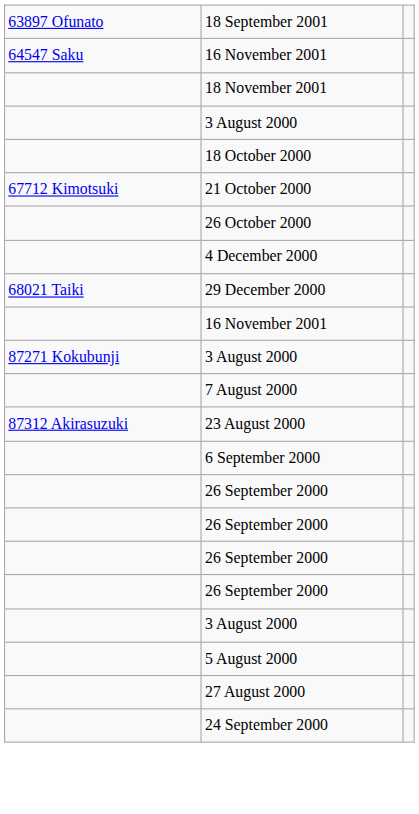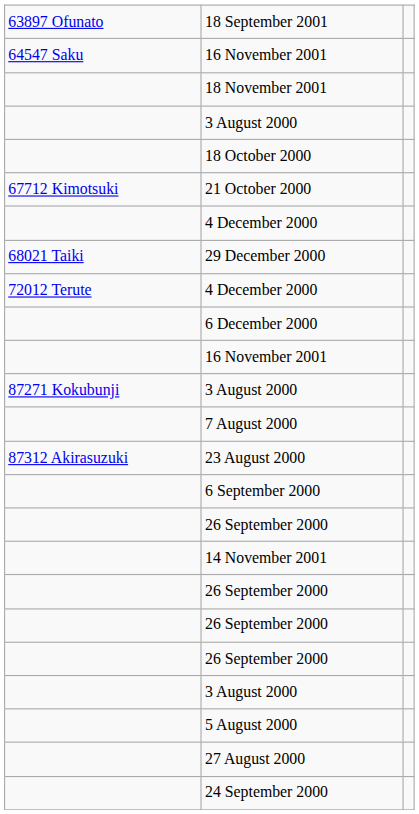- row: (103, 223)
+ row: (50, 289)
+ row: (103, 324)
+ row: (103, 558)
